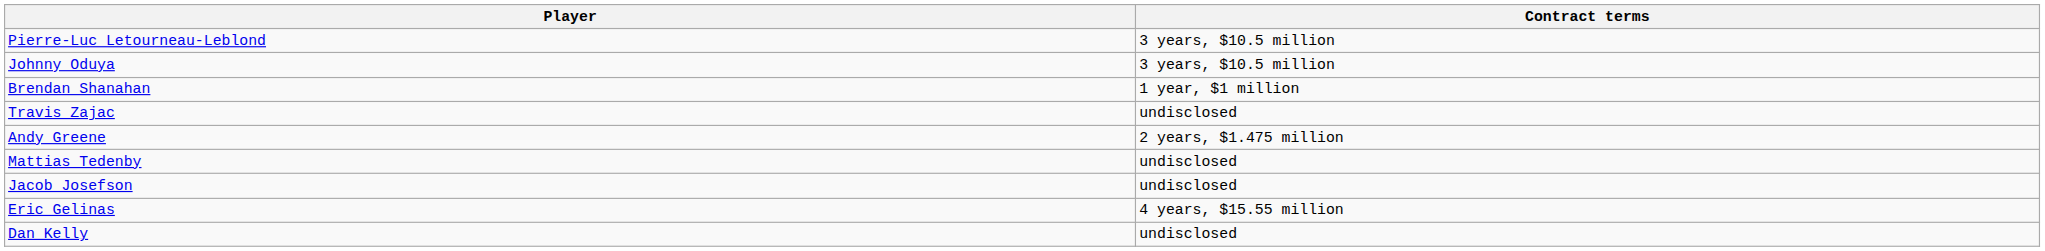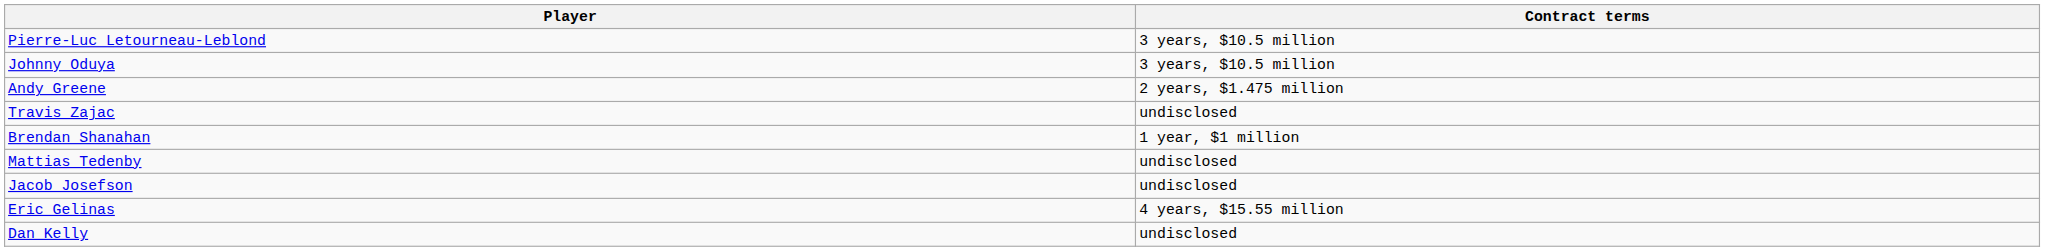rows swapped: (57, 137) <-> (79, 89)
